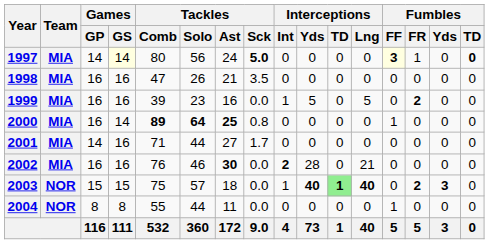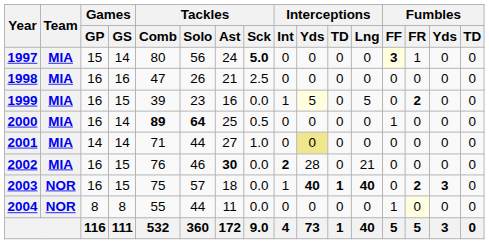(95, 57) 14 -> (95, 57) 15
(122, 57) lightyellow background -> (122, 57) no background
(472, 57) bold -> (472, 57) normal
(259, 79) 3.5 -> (259, 79) 2.5
(122, 100) 16 -> (122, 100) 15
(312, 100) no background -> (312, 100) lightyellow background
(230, 121) bold -> (230, 121) normal
(259, 121) 0.8 -> (259, 121) 0.5
(122, 143) 16 -> (122, 143) 14
(259, 143) 1.7 -> (259, 143) 1.0
(312, 143) no background -> (312, 143) khaki background
(122, 164) 16 -> (122, 164) 15
(95, 185) 15 -> (95, 185) 16
(340, 185) lightgreen background -> (340, 185) no background
(417, 206) no background -> (417, 206) lightyellow background
